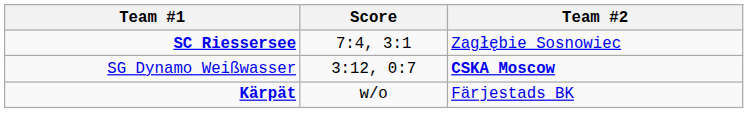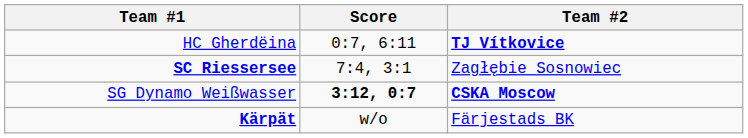+ row: (239, 43)
(374, 69) normal -> (374, 94) bold
